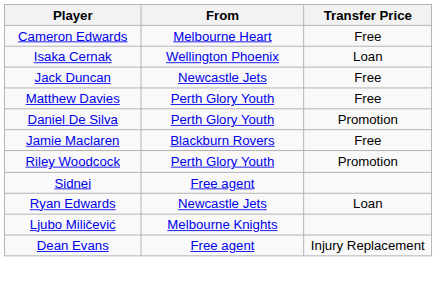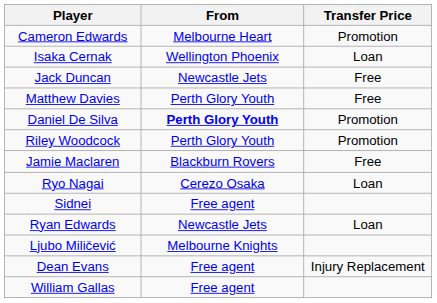(368, 36) Free -> (368, 36) Promotion
(222, 120) normal -> (222, 120) bold
rows swapped: (73, 162) <-> (73, 141)
+ row: (73, 183)
+ row: (73, 287)
